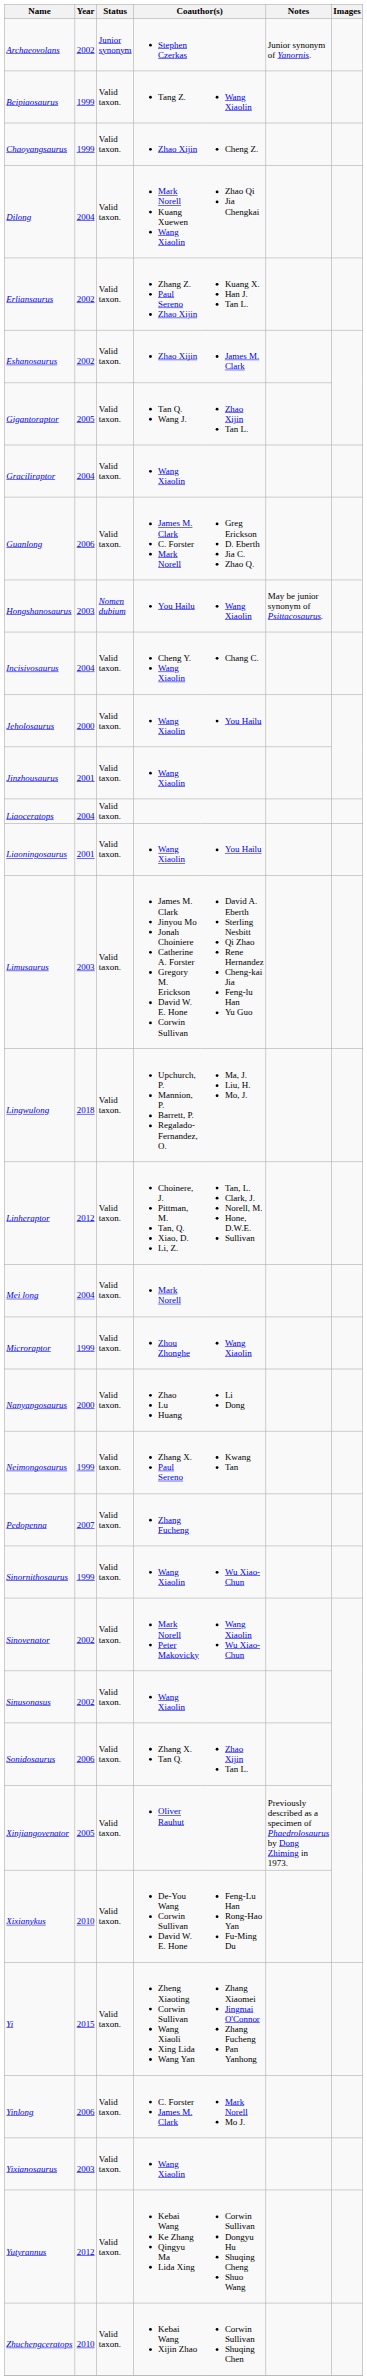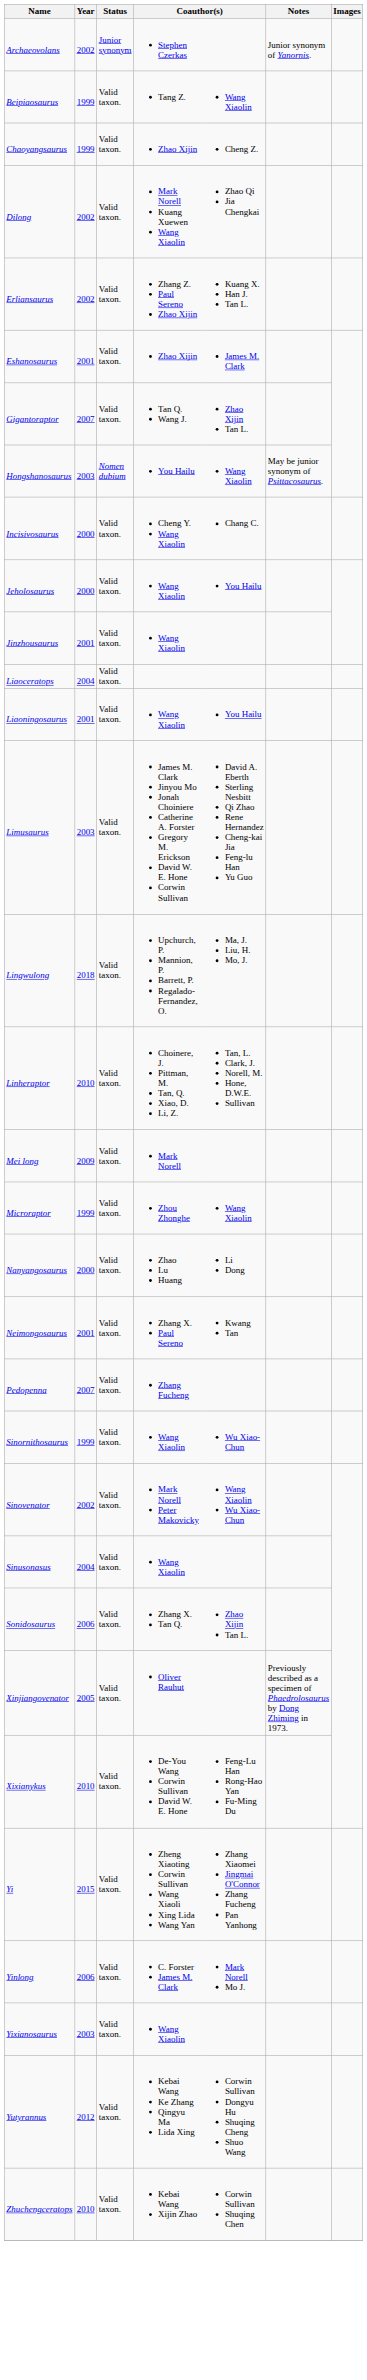(86, 216) 2004 -> (86, 216) 2002
(86, 361) 2002 -> (86, 361) 2001
(86, 419) 2005 -> (86, 419) 2007
- row: (31, 476)
- row: (24, 543)
(86, 668) 2004 -> (86, 533) 2000
(86, 1218) 2012 -> (86, 1083) 2010
(86, 1295) 2004 -> (86, 1160) 2009
(86, 1467) 1999 -> (86, 1332) 2001
(86, 1702) 2002 -> (86, 1567) 2004
